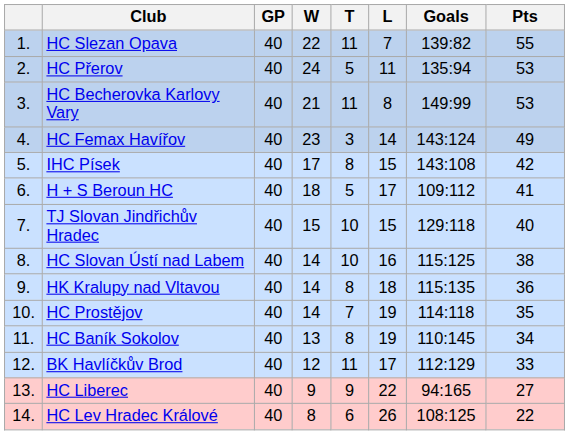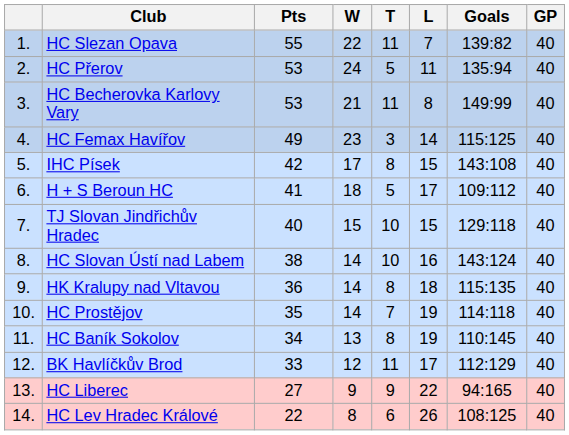columns swapped: (273, 17) <-> (525, 17)
(446, 139) 143:124 -> (487, 139) 115:125
(446, 261) 115:125 -> (487, 261) 143:124
